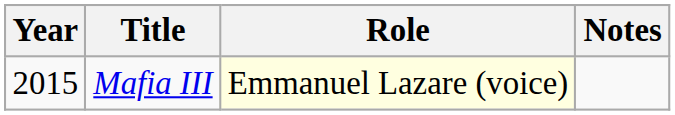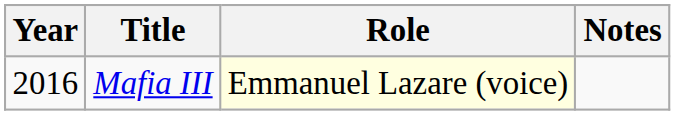(45, 82) 2015 -> (45, 82) 2016
